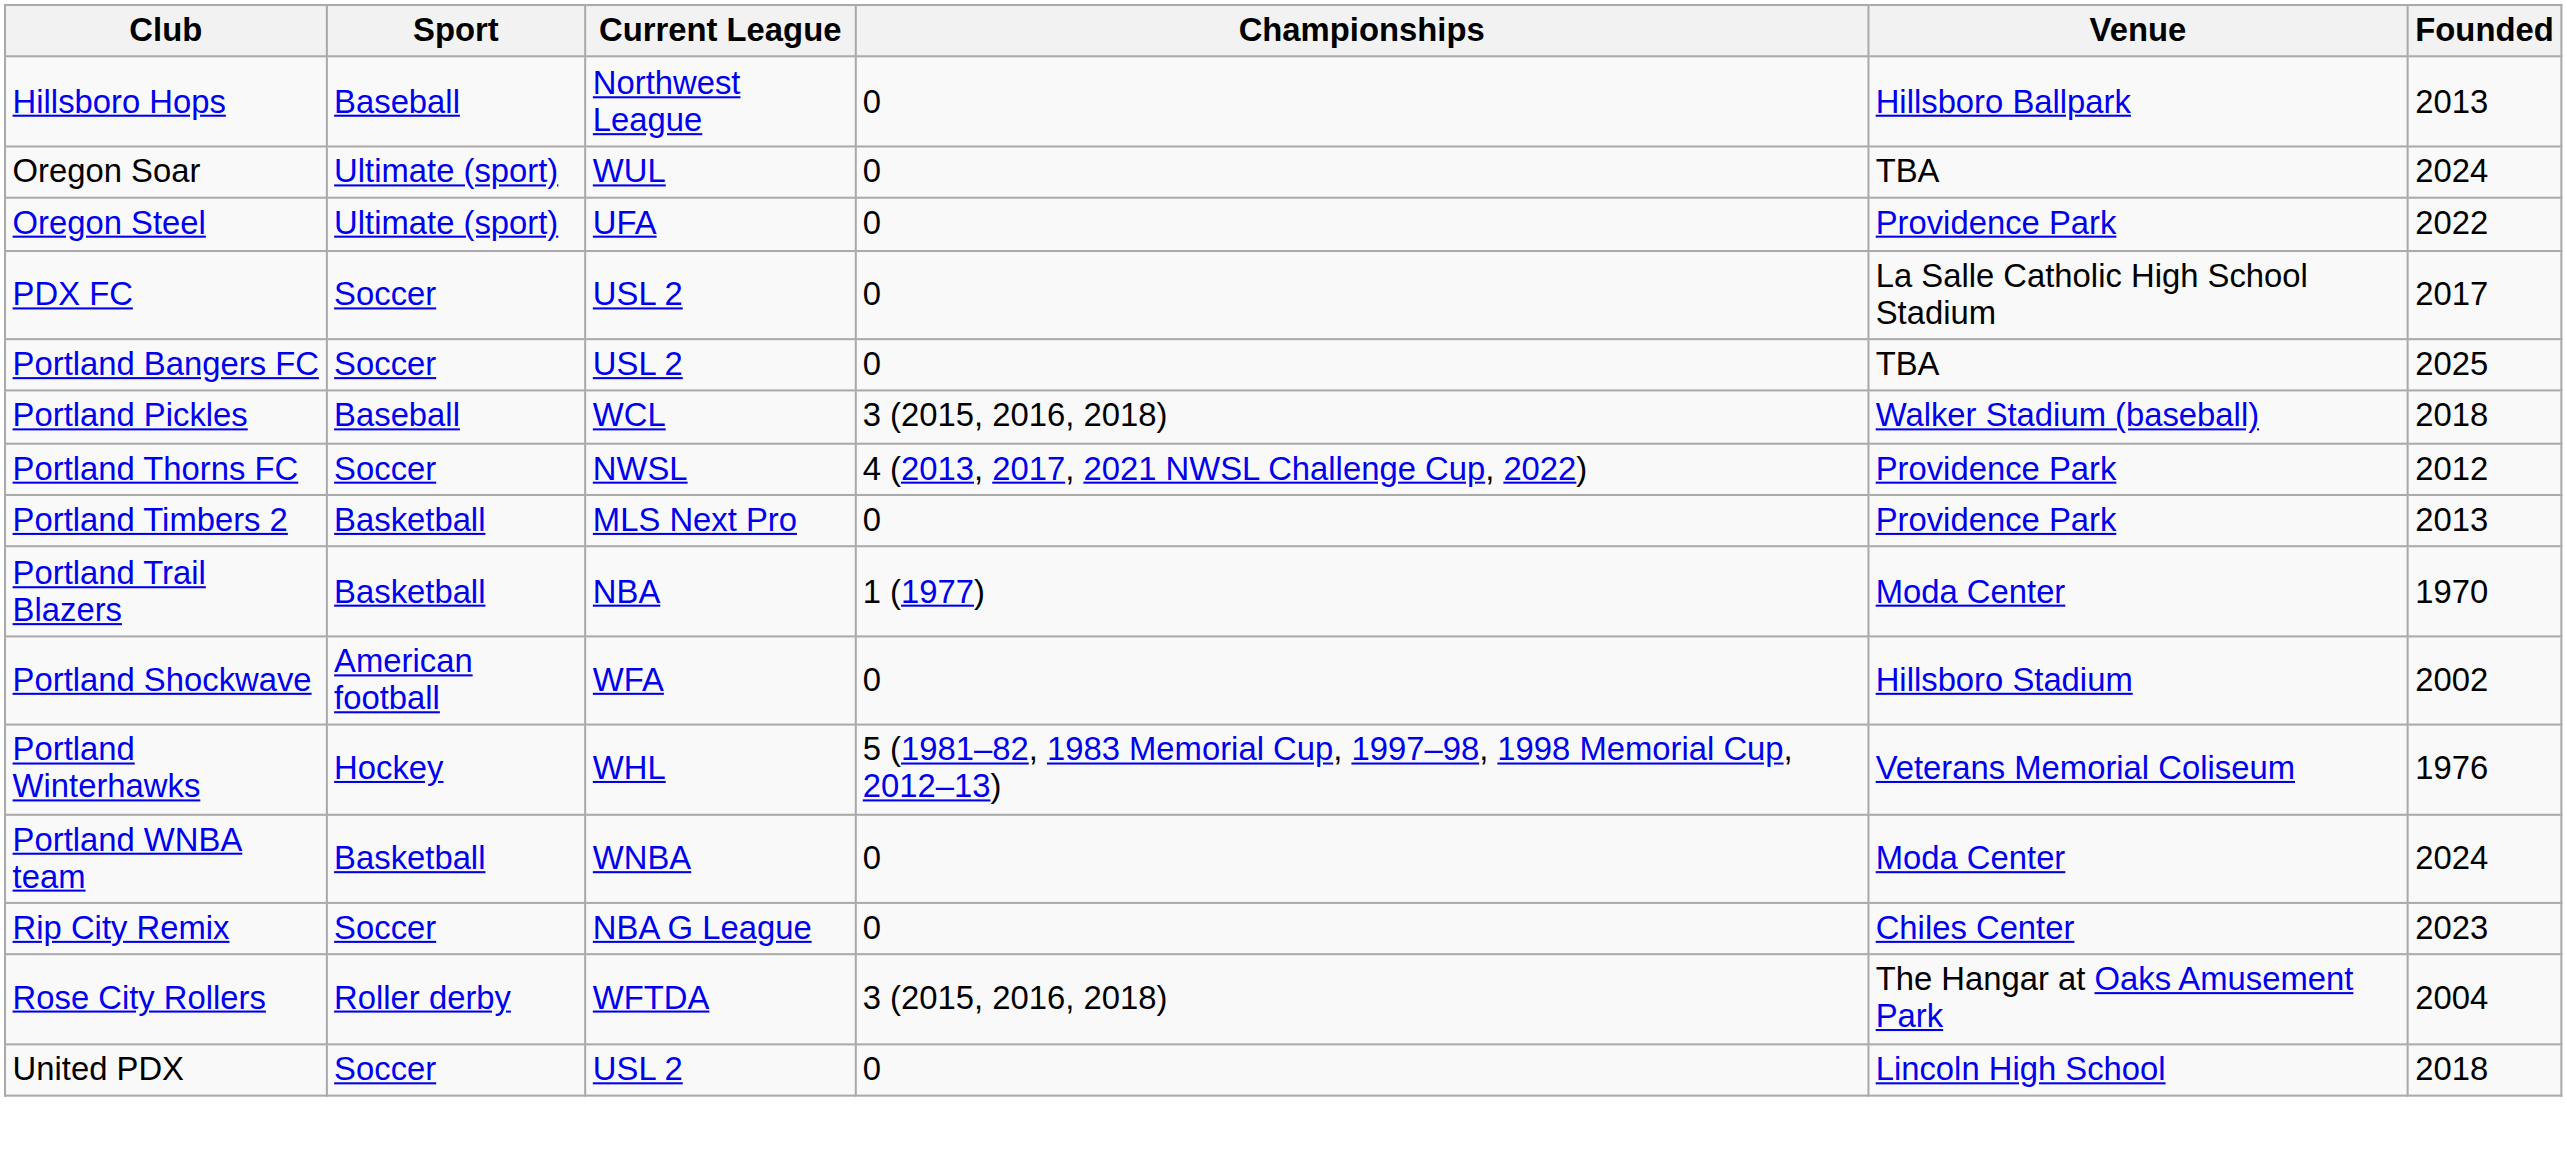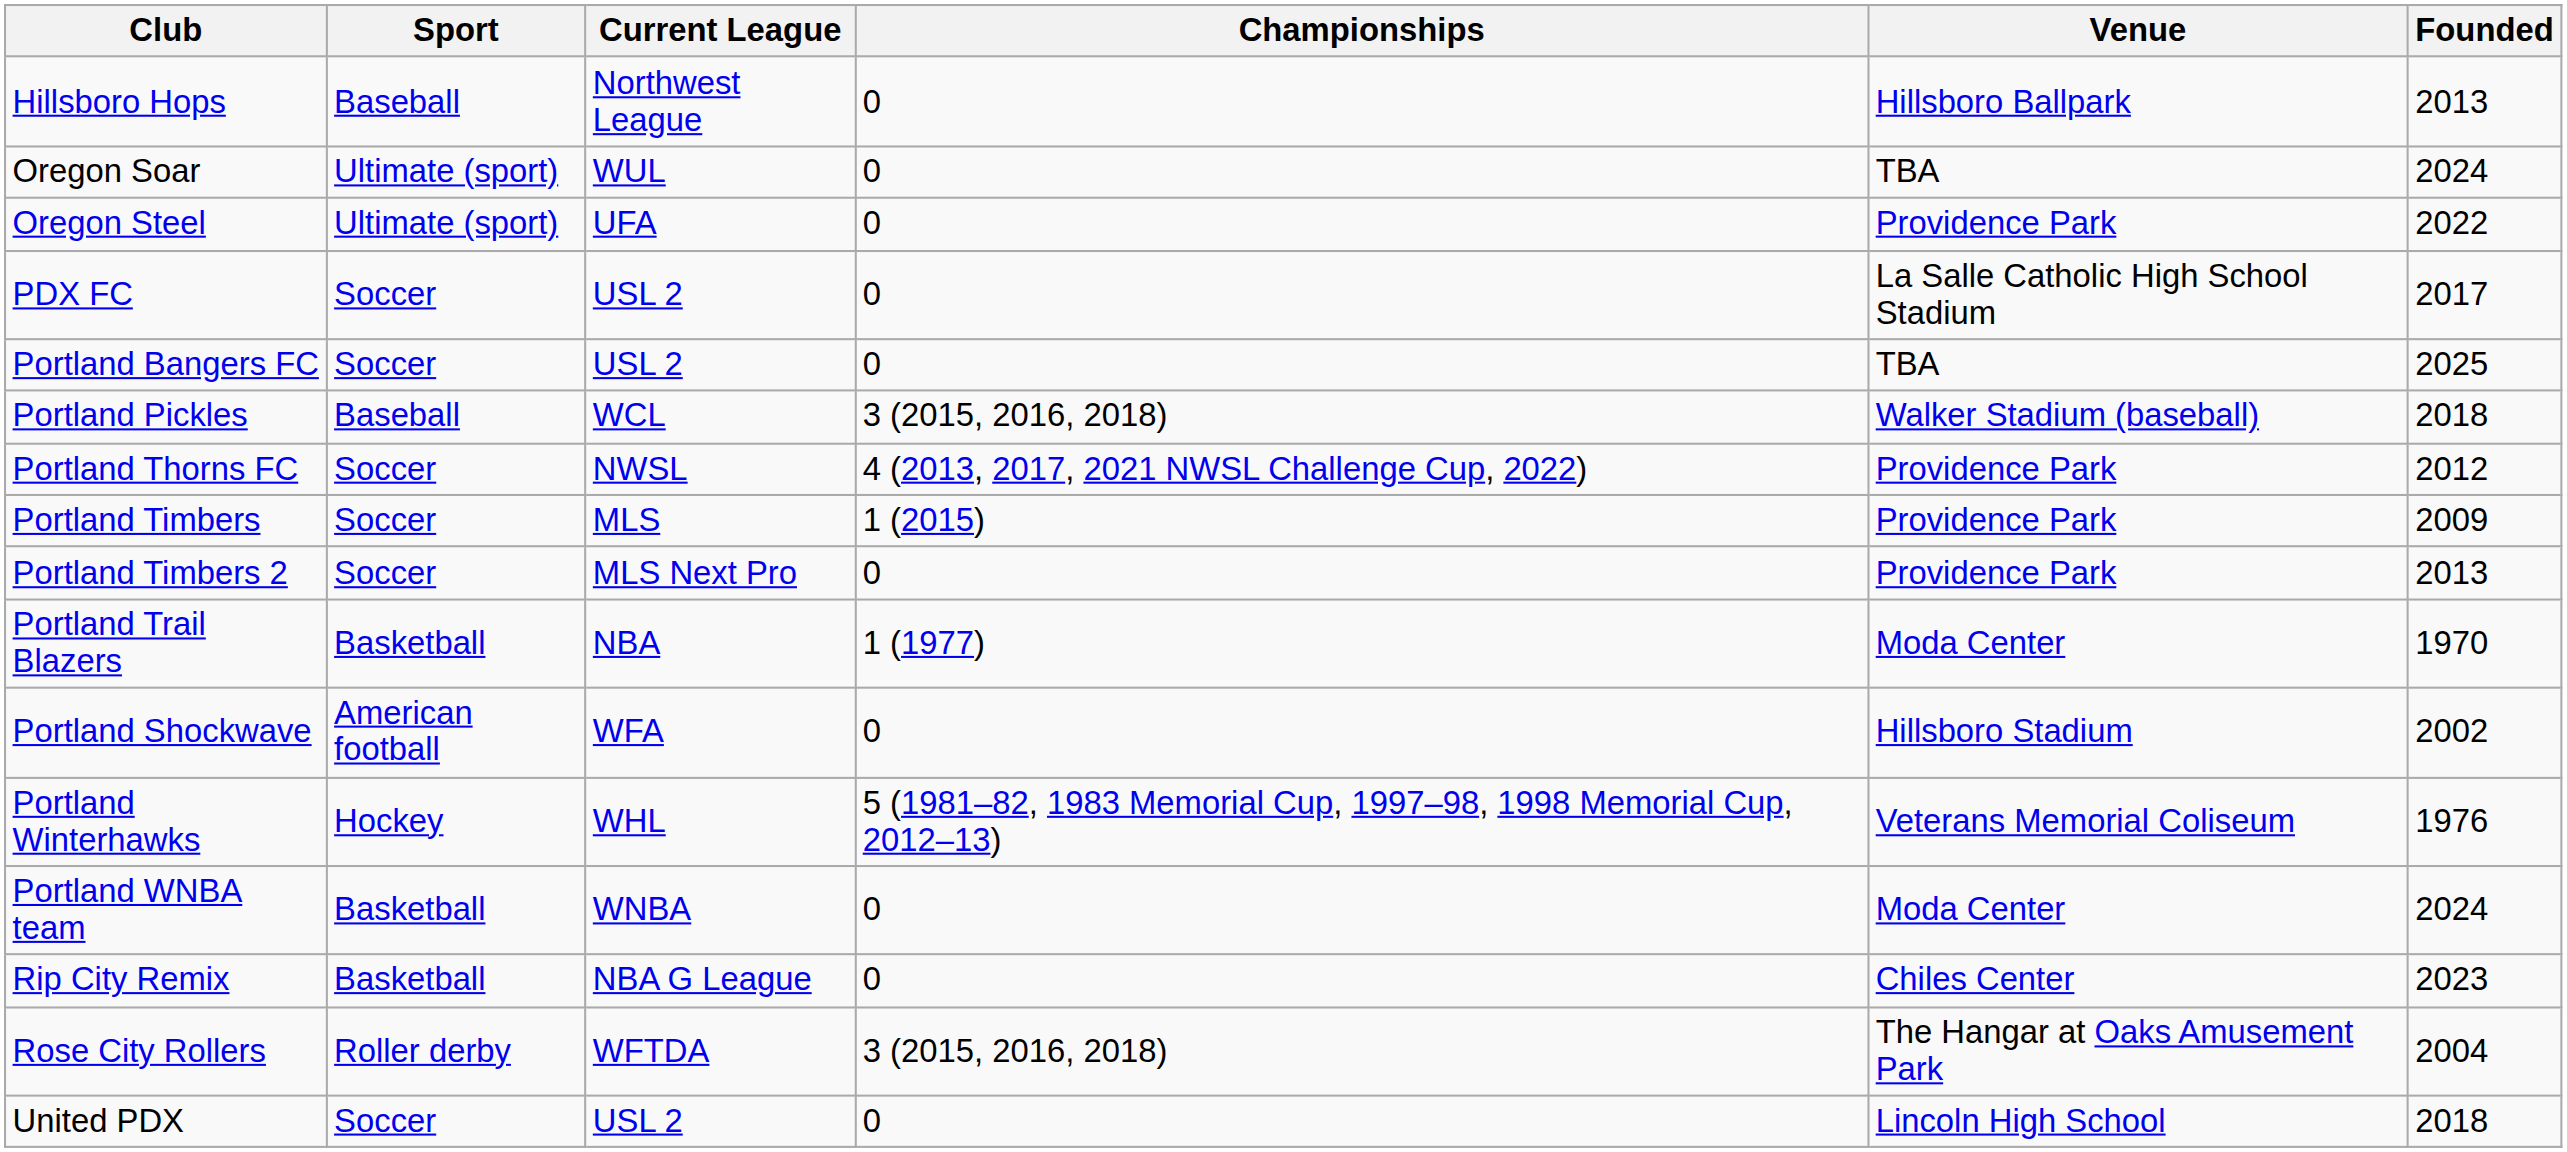+ row: (137, 520)
(410, 520) Basketball -> (385, 572) Soccer
(385, 928) Soccer -> (410, 980) Basketball
